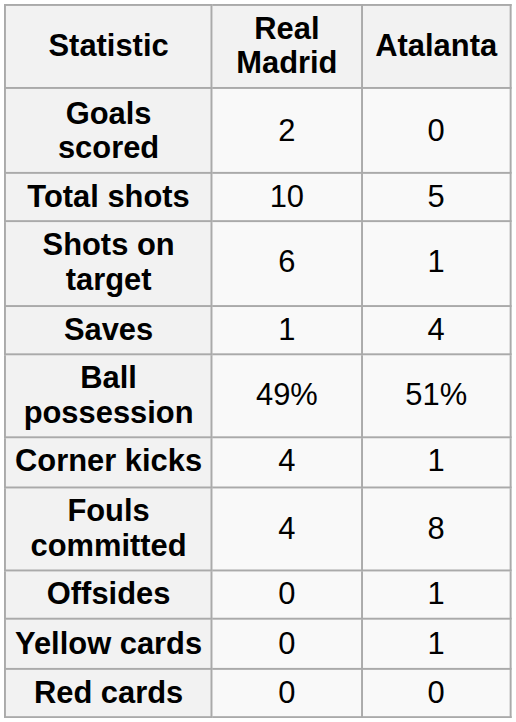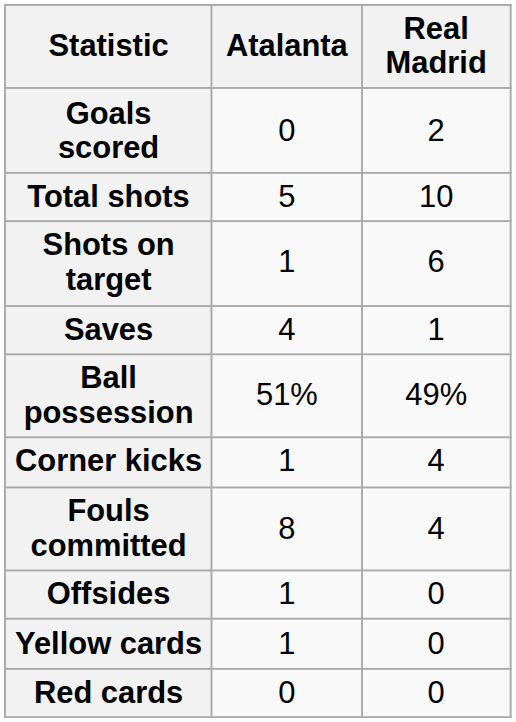columns swapped: (287, 46) <-> (436, 46)
